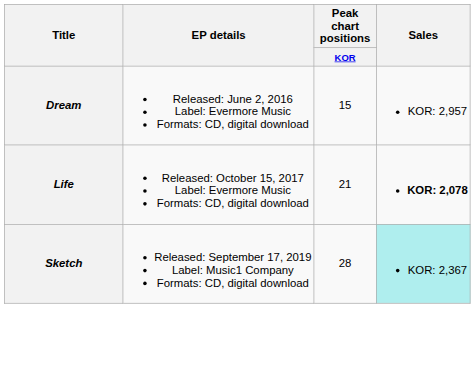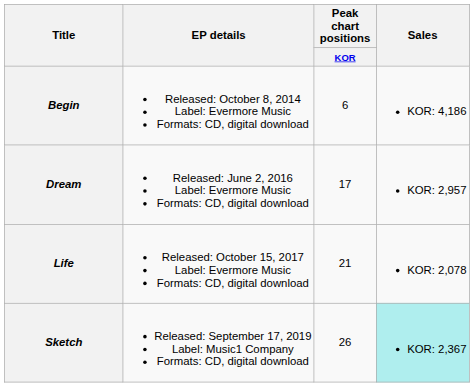+ row: (64, 105)
(345, 105) 15 -> (345, 184) 17
(423, 191) bold -> (423, 270) normal
(345, 263) 28 -> (345, 342) 26
